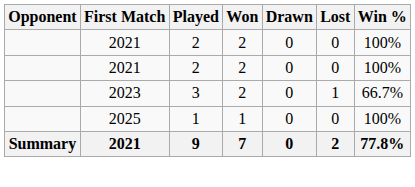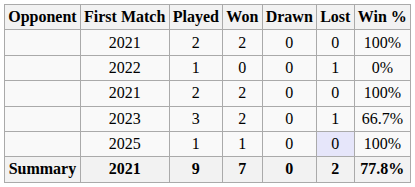+ row: (125, 67)
(335, 118) no background -> (335, 144) lavender background
